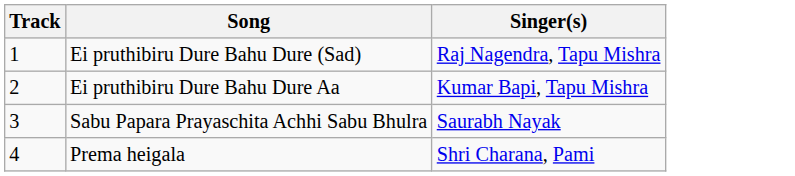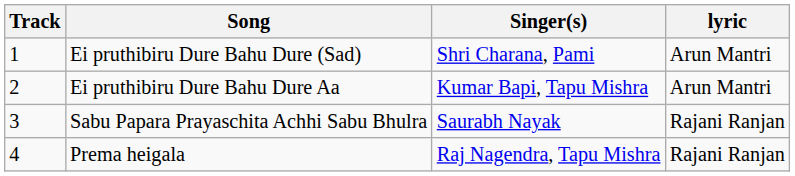+ column: (727, 21)
(549, 54) Raj Nagendra, Tapu Mishra -> (516, 54) Shri Charana, Pami
(516, 154) Shri Charana, Pami -> (549, 154) Raj Nagendra, Tapu Mishra
